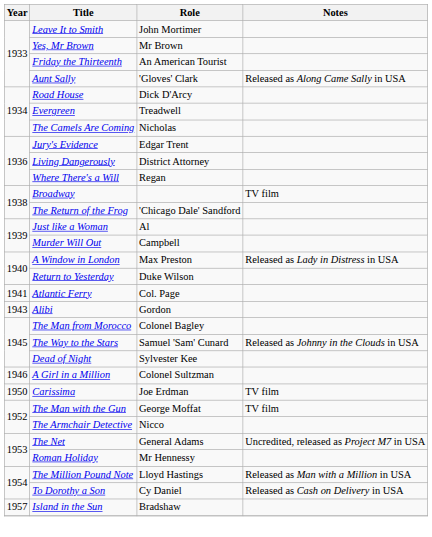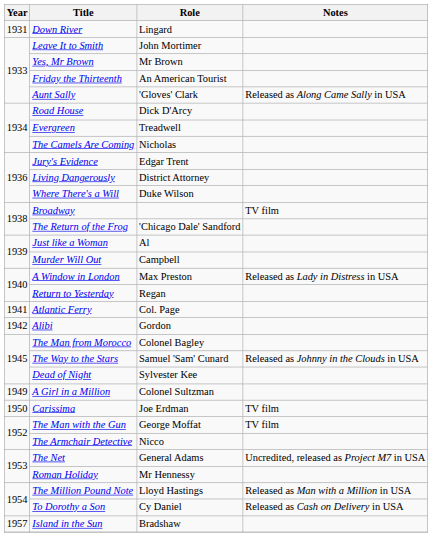+ row: (57, 29)
(152, 177) Regan -> (166, 194) Duke Wilson
(166, 276) Duke Wilson -> (152, 293) Regan
(17, 309) 1943 -> (17, 326) 1942
(17, 375) 1946 -> (17, 392) 1949
